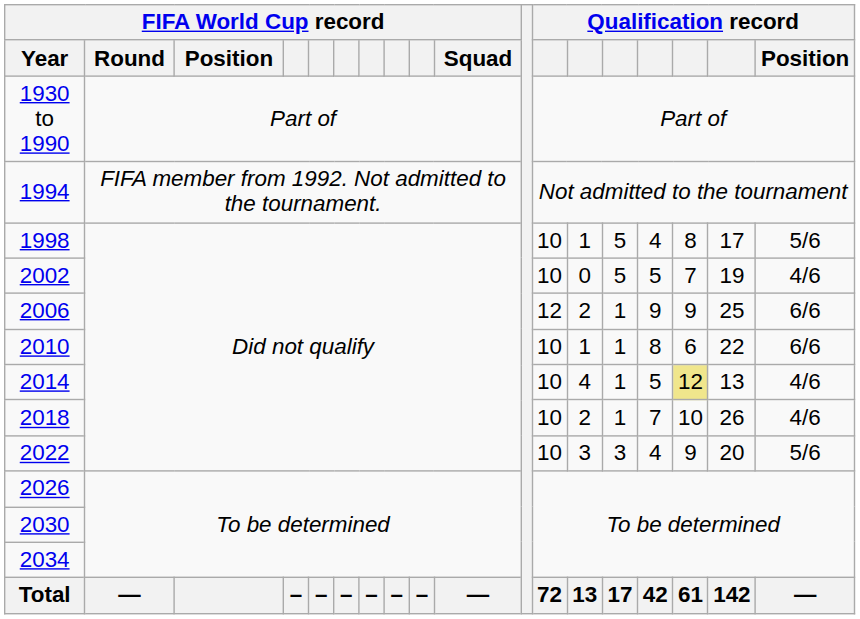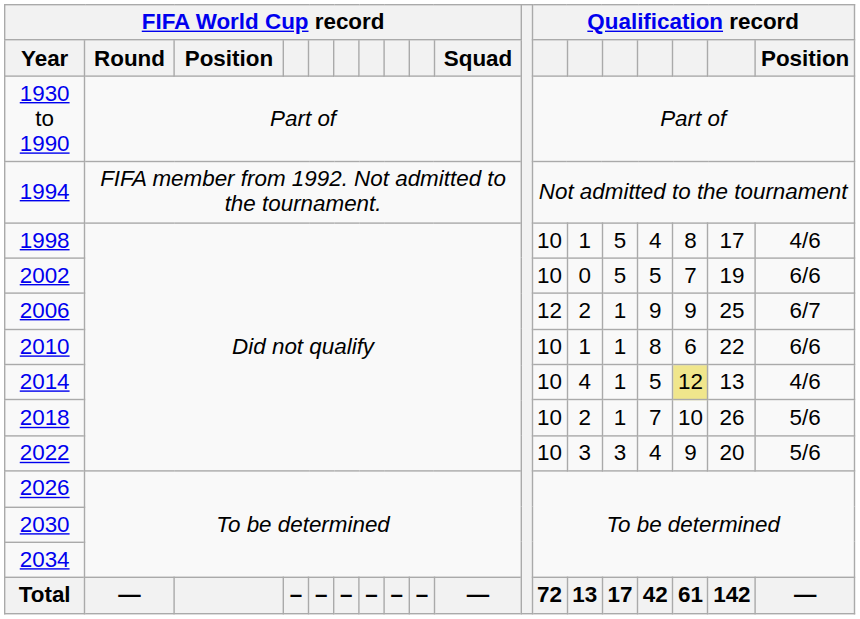(805, 239) 5/6 -> (805, 239) 4/6
(805, 275) 4/6 -> (805, 275) 6/6
(805, 311) 6/6 -> (805, 311) 6/7
(805, 417) 4/6 -> (805, 417) 5/6
